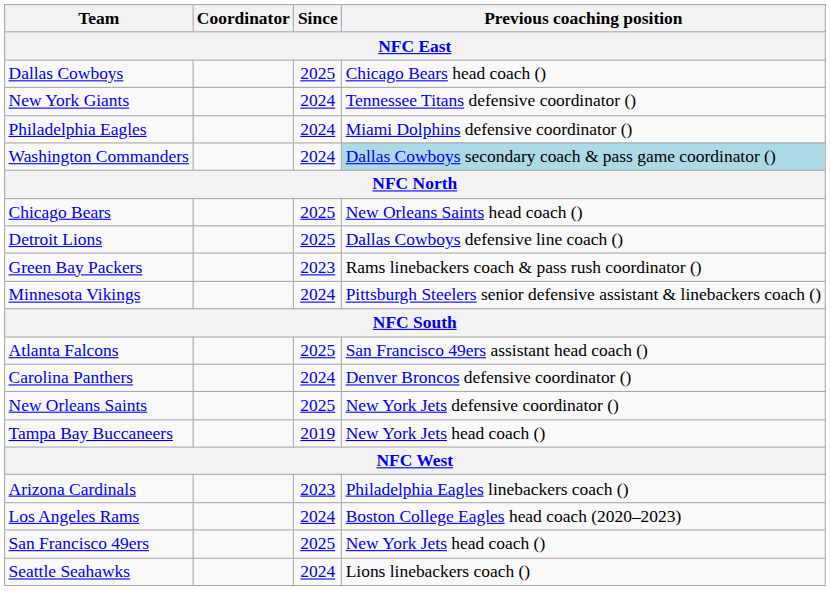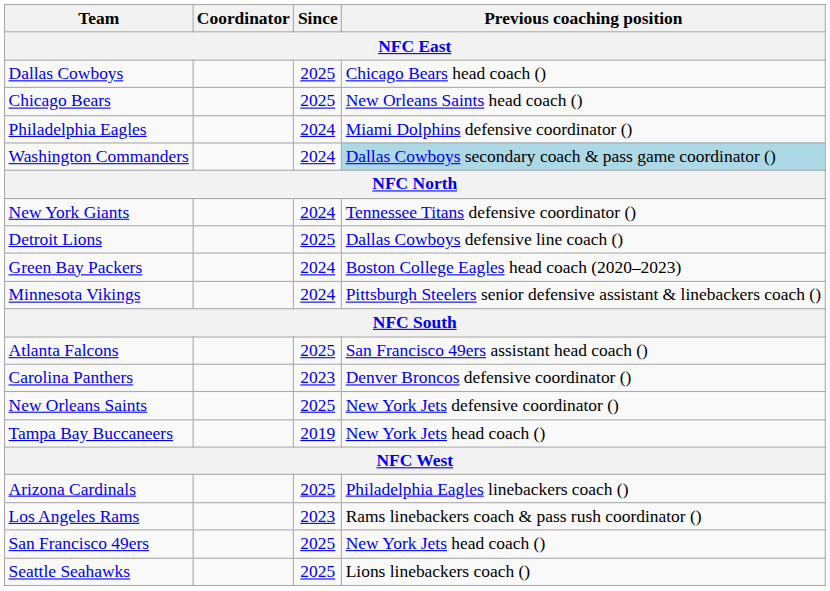rows swapped: (69, 101) <-> (60, 211)
(318, 267) 2023 -> (318, 267) 2024
(524, 267) Rams linebackers coach & pass rush coordinator () -> (513, 267) Boston College Eagles head coach (2020–2023)
(318, 377) 2024 -> (318, 377) 2023
(318, 488) 2023 -> (318, 488) 2025
(318, 516) 2024 -> (318, 516) 2023
(513, 516) Boston College Eagles head coach (2020–2023) -> (524, 516) Rams linebackers coach & pass rush coordinator ()
(318, 571) 2024 -> (318, 571) 2025
